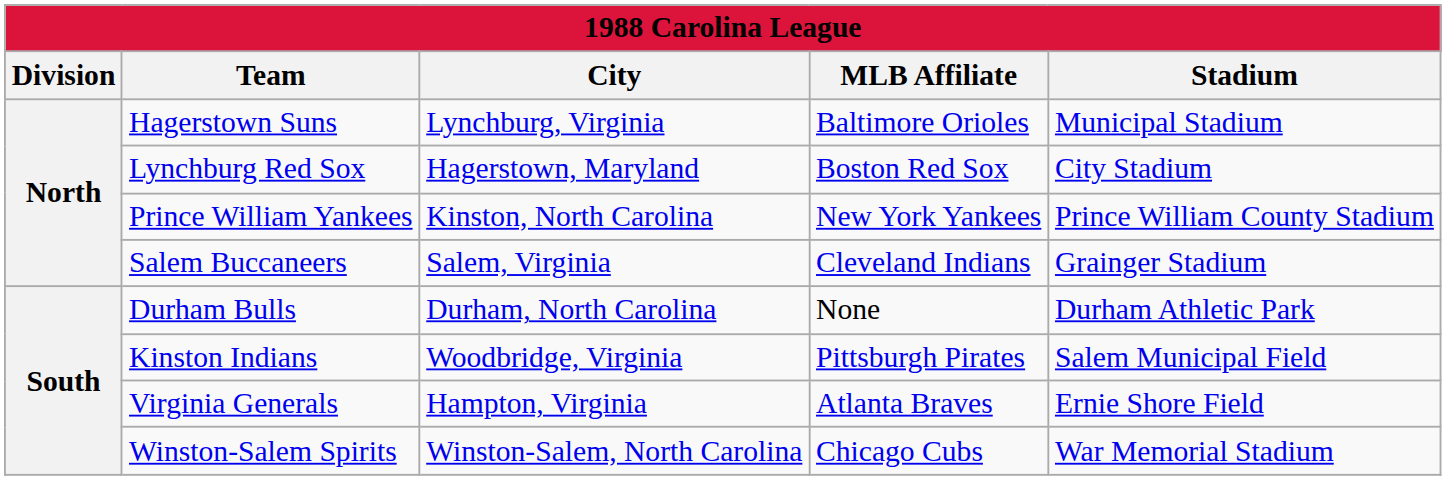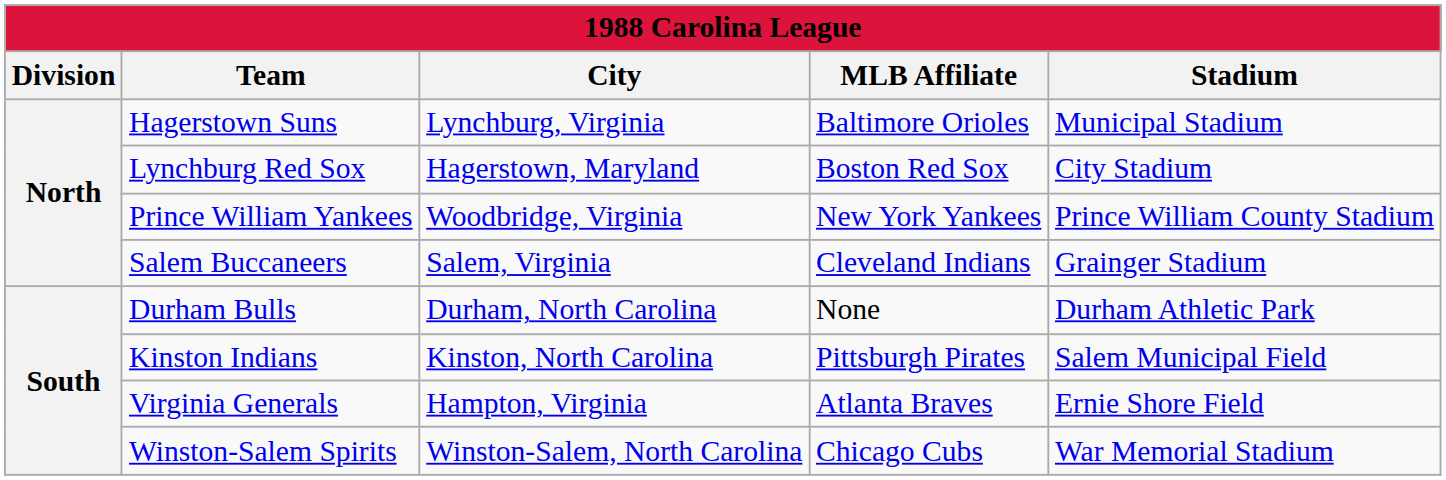(570, 215) Kinston, North Carolina -> (554, 215) Woodbridge, Virginia
(554, 356) Woodbridge, Virginia -> (570, 356) Kinston, North Carolina
